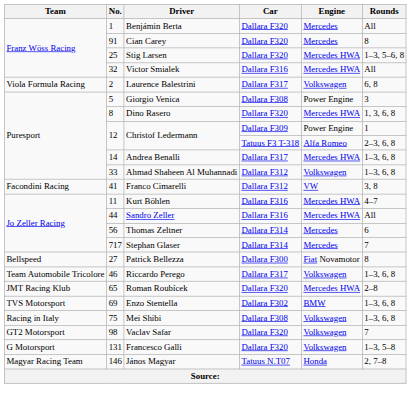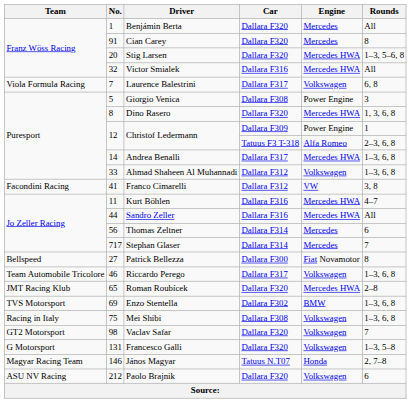(113, 55) 25 -> (113, 55) 20
(111, 84) 2 -> (111, 84) 7
+ row: (151, 375)
